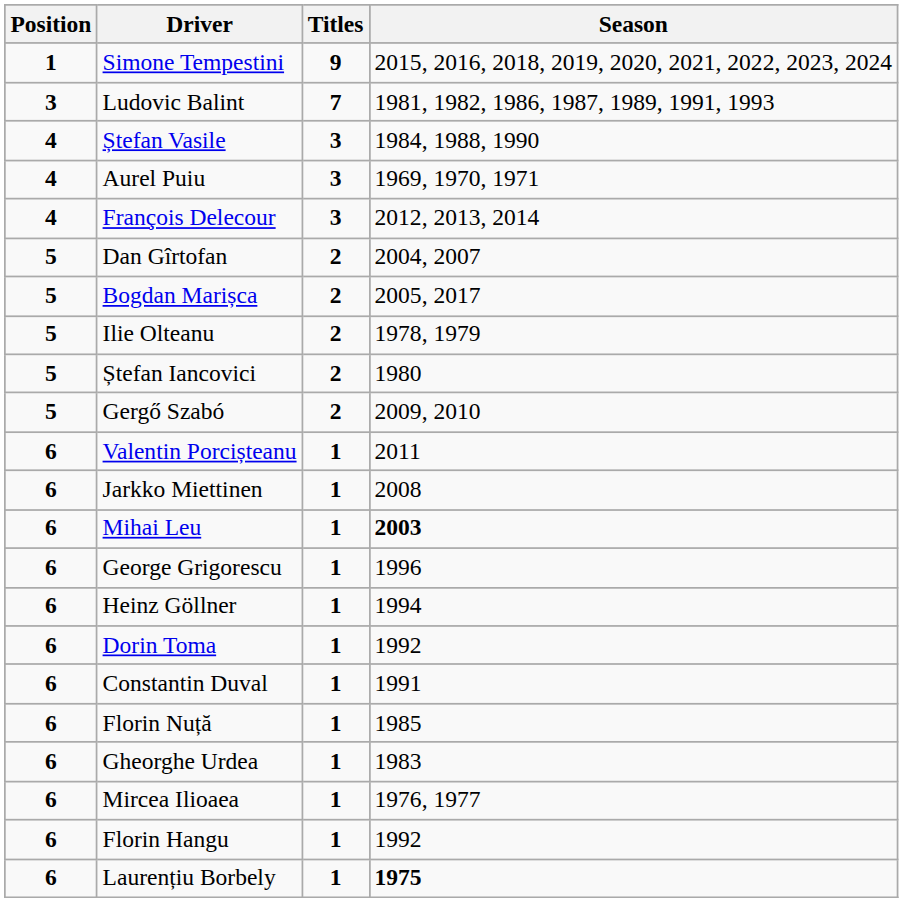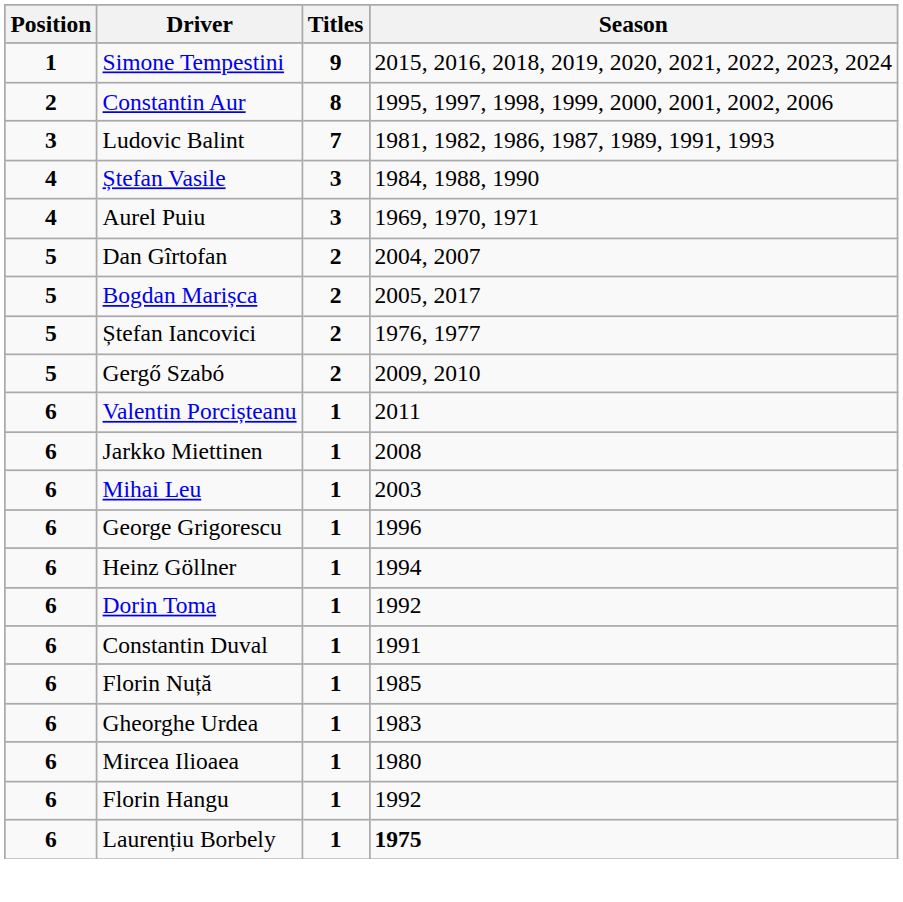+ row: (174, 101)
- row: (189, 217)
- row: (158, 334)
(398, 372) 1980 -> (428, 334) 1976, 1977
(398, 528) bold -> (398, 489) normal
(428, 799) 1976, 1977 -> (398, 761) 1980
